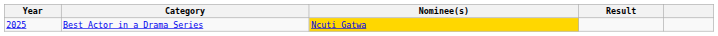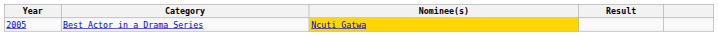(16, 25) 2025 -> (16, 25) 2005
